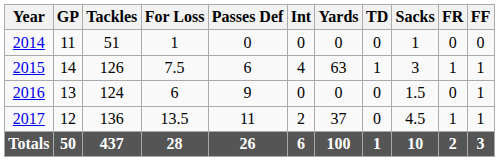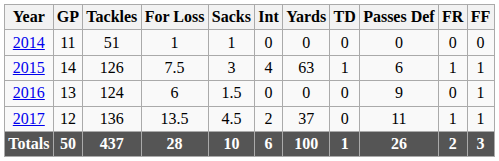columns swapped: (415, 17) <-> (248, 17)
